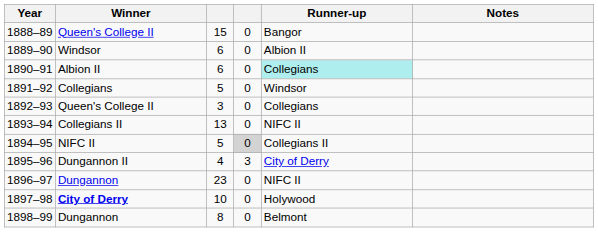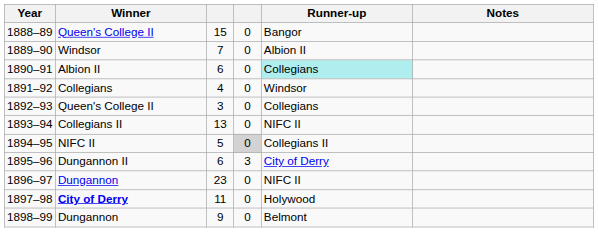(220, 50) 6 -> (220, 50) 7
(220, 87) 5 -> (220, 87) 4
(220, 161) 4 -> (220, 161) 6
(220, 198) 10 -> (220, 198) 11
(220, 217) 8 -> (220, 217) 9
